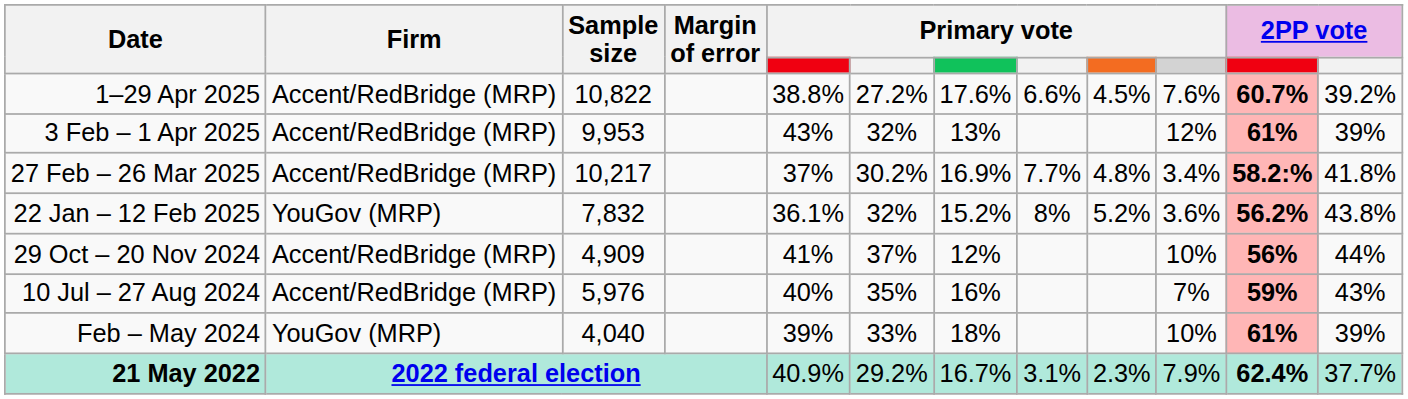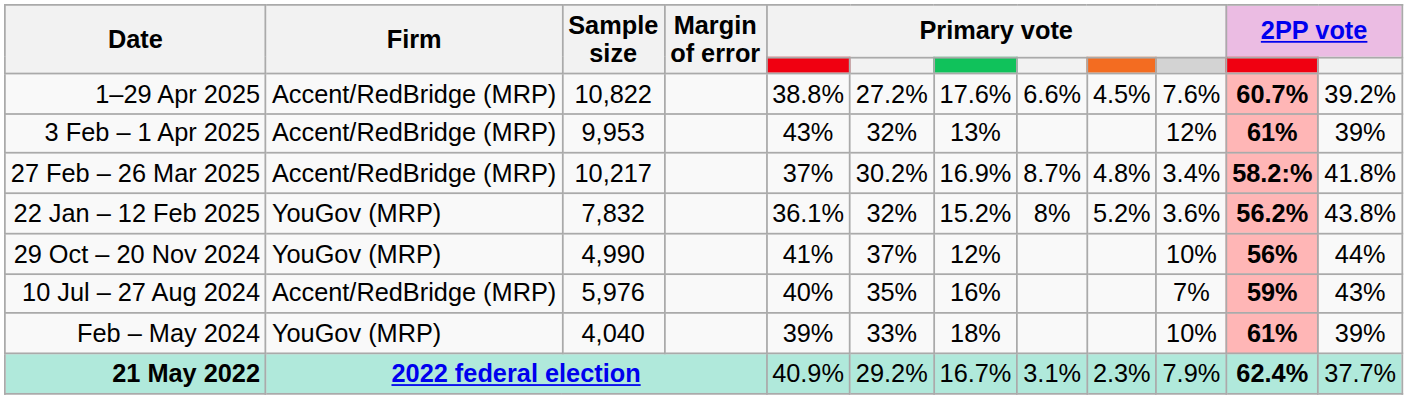(1052, 174) 7.7% -> (1052, 174) 8.7%
(414, 254) Accent/RedBridge (MRP) -> (357, 254) YouGov (MRP)
(613, 254) 4,909 -> (613, 254) 4,990
